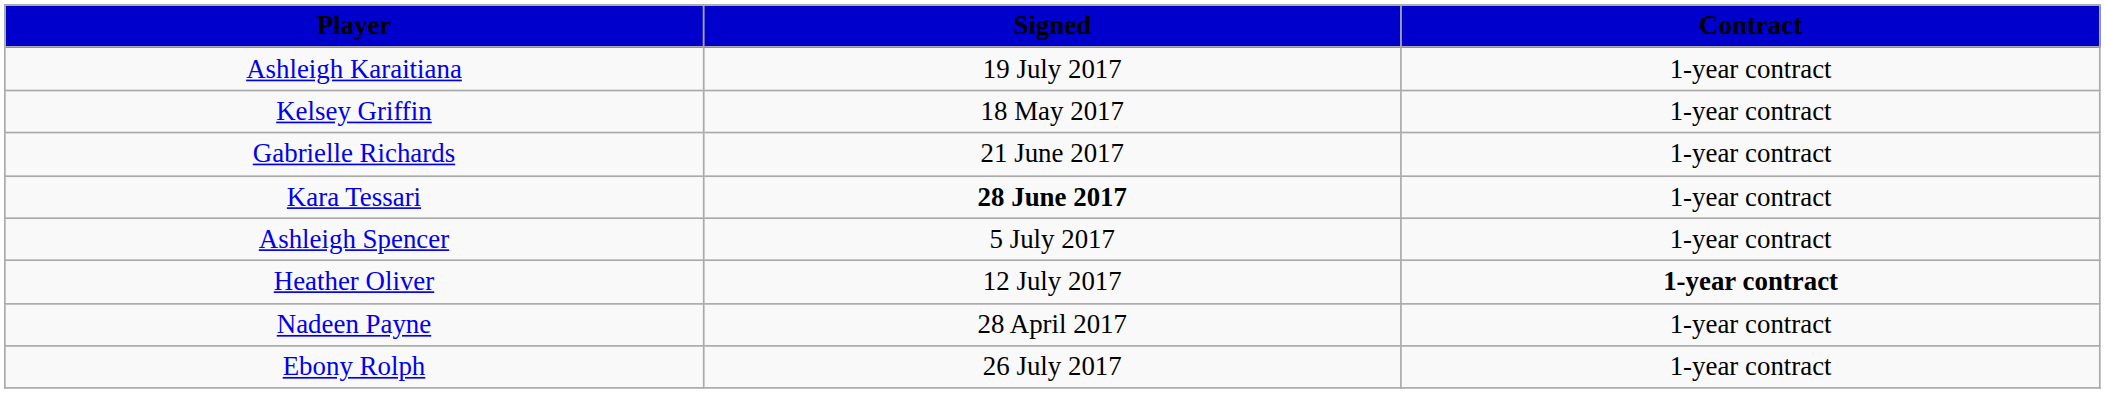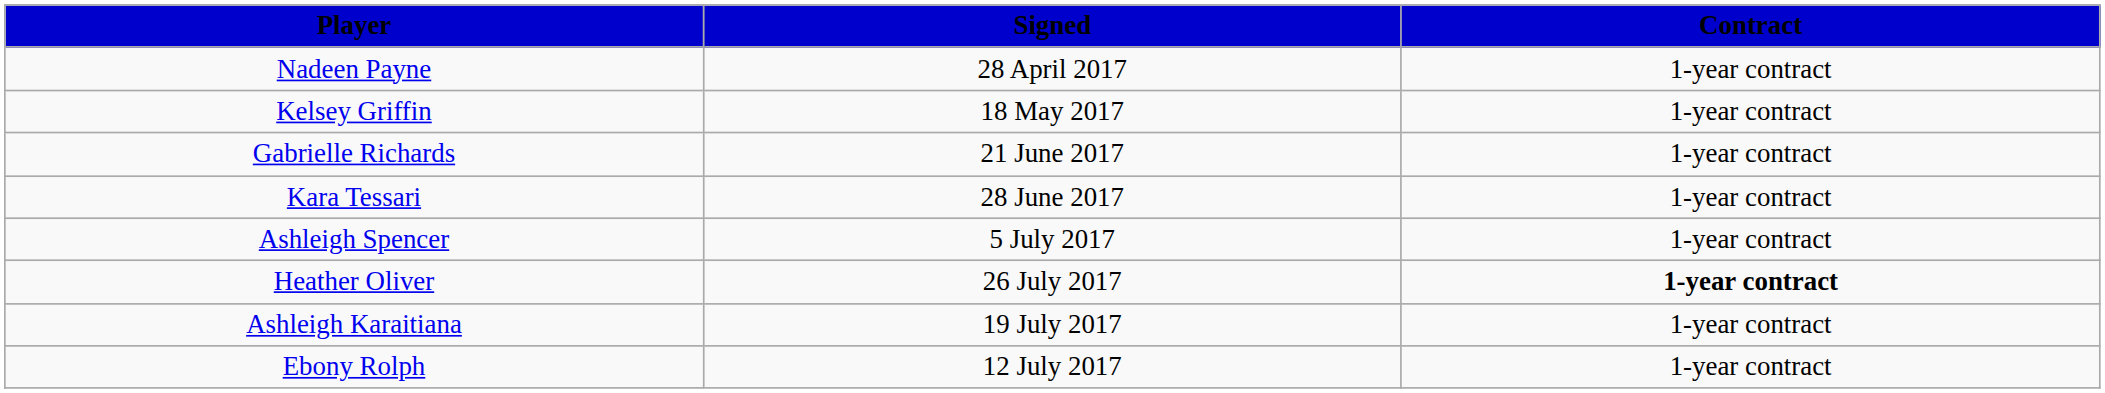rows swapped: (354, 324) <-> (354, 68)
(1052, 196) bold -> (1052, 196) normal
(1052, 281) 12 July 2017 -> (1052, 281) 26 July 2017
(1052, 366) 26 July 2017 -> (1052, 366) 12 July 2017
